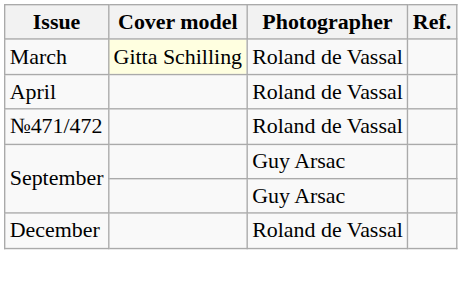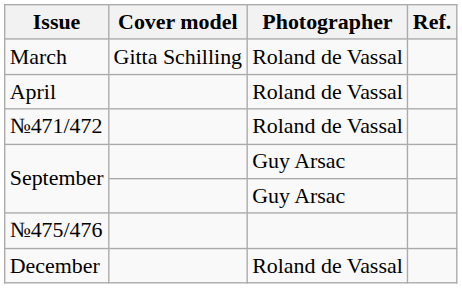(178, 56) lightyellow background -> (178, 56) no background
+ row: (56, 230)
